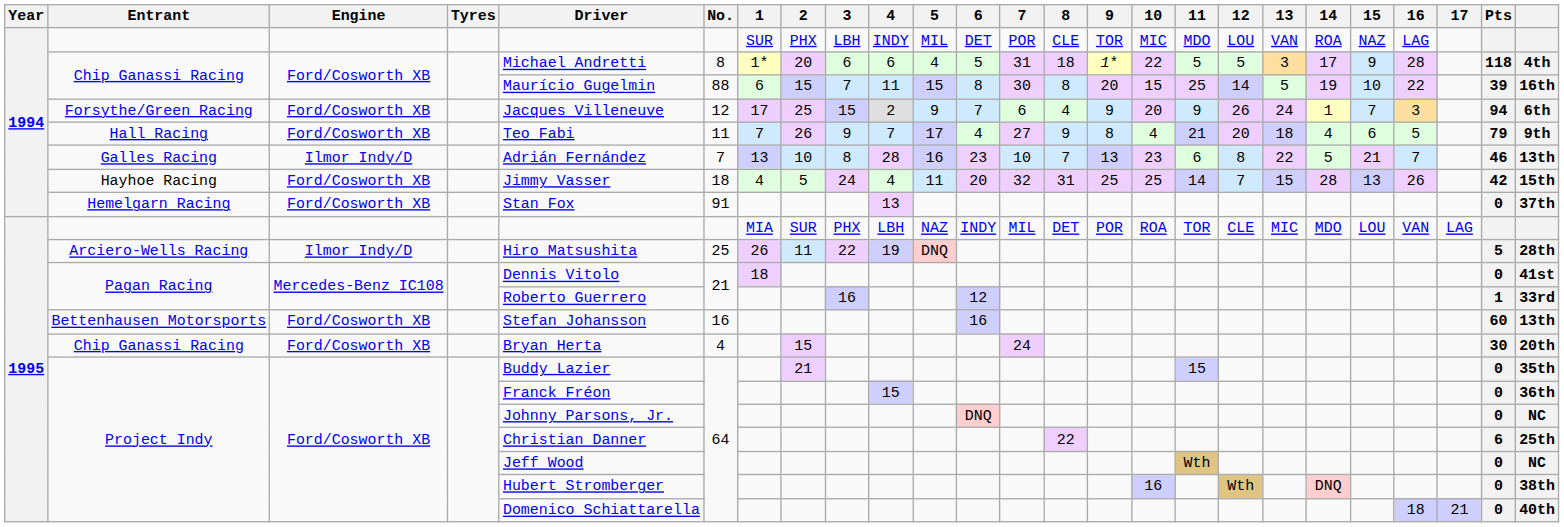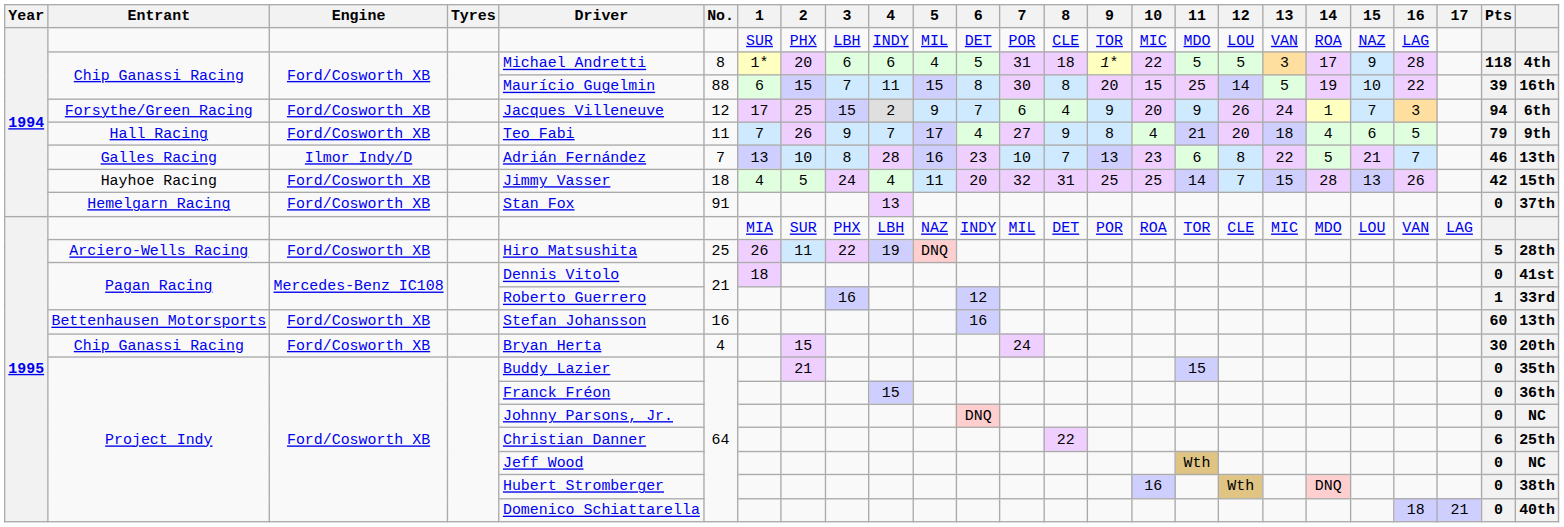(359, 251) Ilmor Indy/D -> (359, 251) Ford/Cosworth XB
